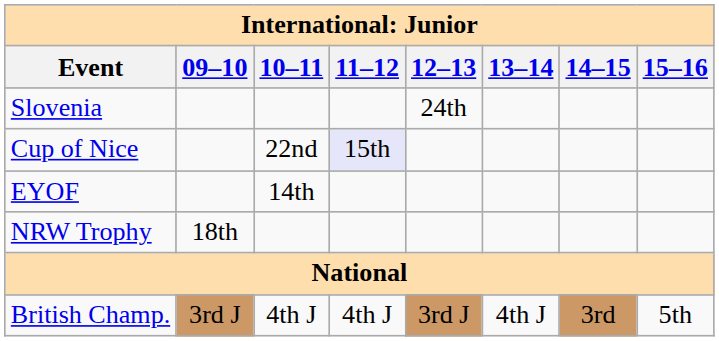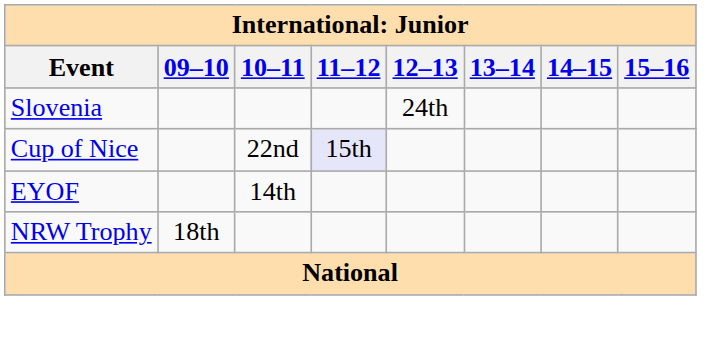- row: (91, 314)
